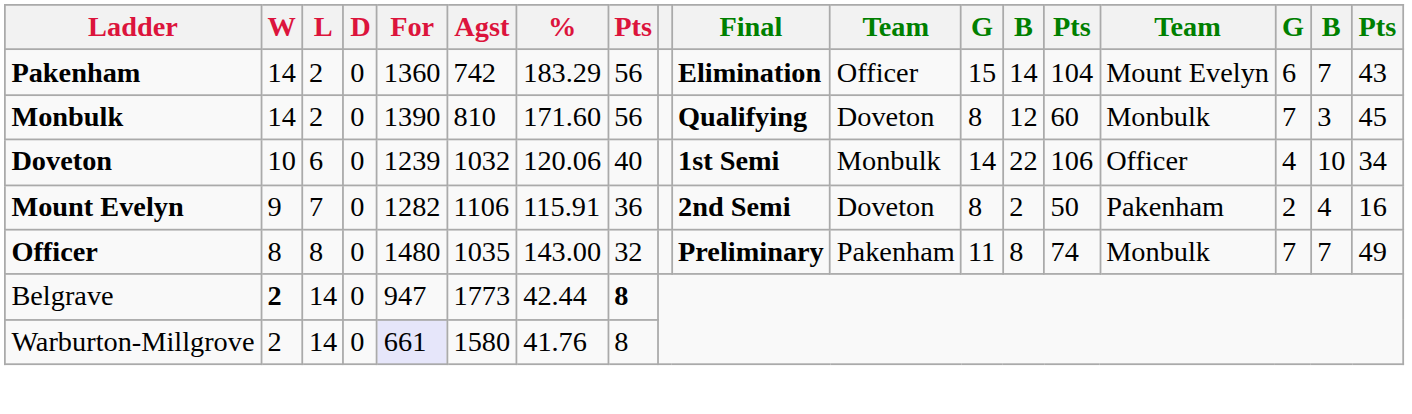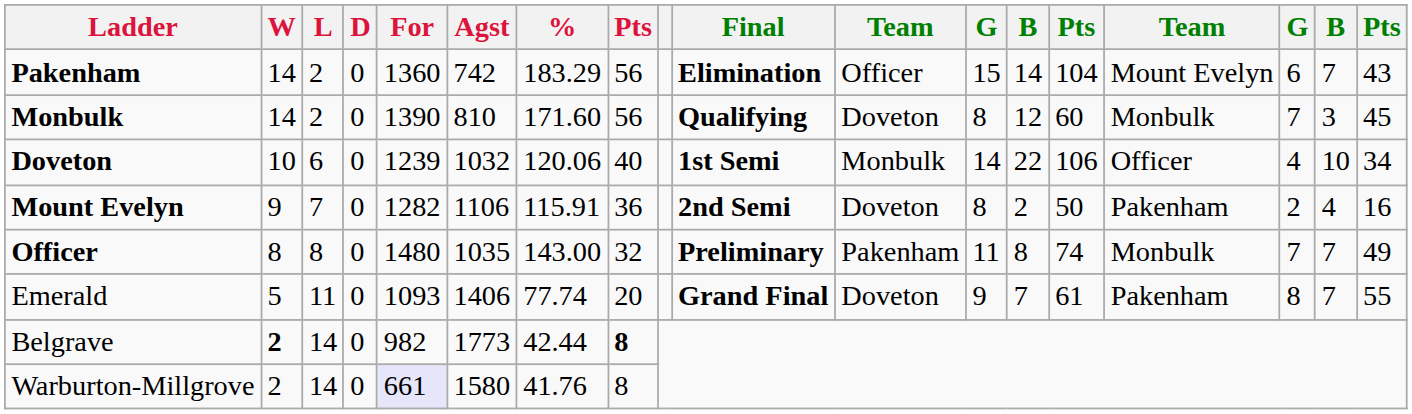+ row: (59, 296)
(405, 296) 947 -> (405, 341) 982
